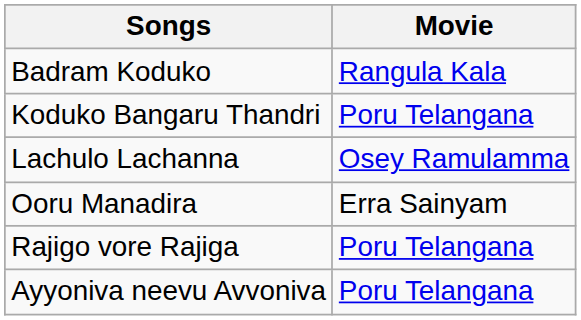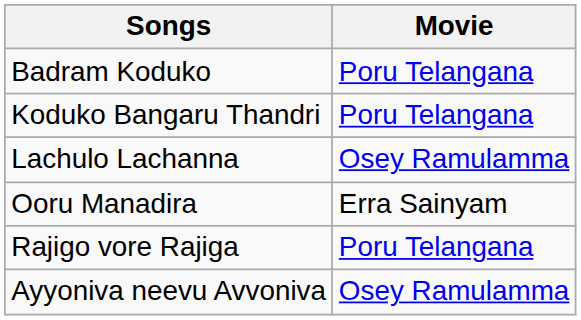(422, 70) Rangula Kala -> (436, 70) Poru Telangana
(436, 291) Poru Telangana -> (454, 291) Osey Ramulamma
